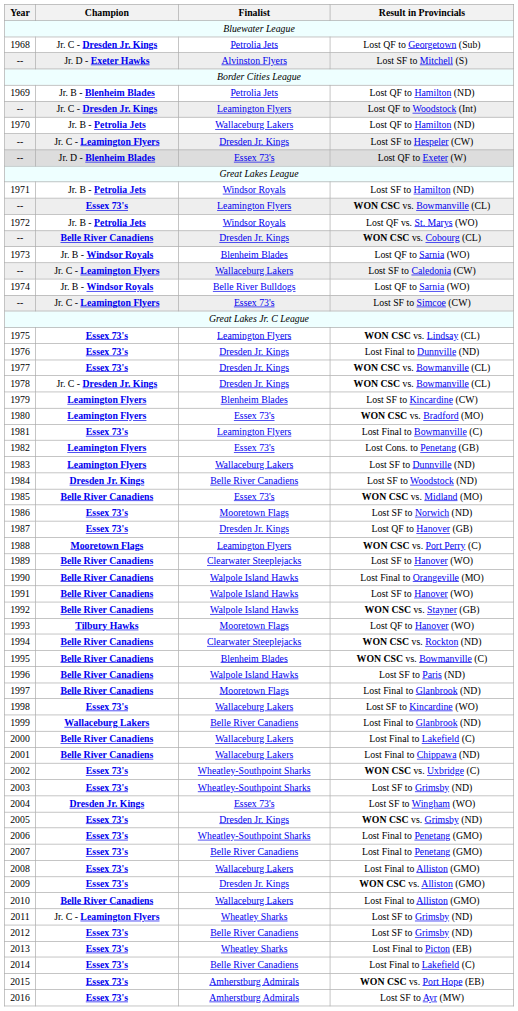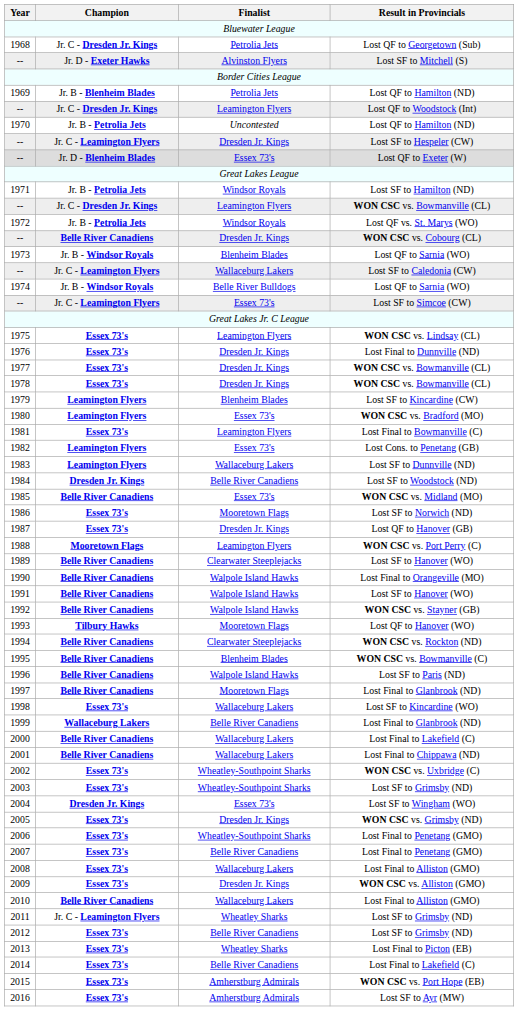(254, 126) Wallaceburg Lakers -> (254, 126) Uncontested
(107, 206) Essex 73's -> (107, 206) Jr. C - Dresden Jr. Kings
(107, 384) Jr. C - Dresden Jr. Kings -> (107, 384) Essex 73's
